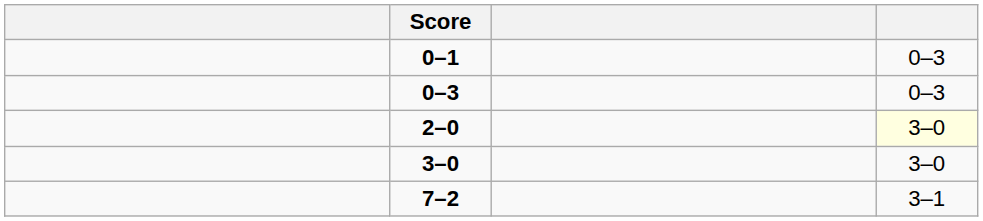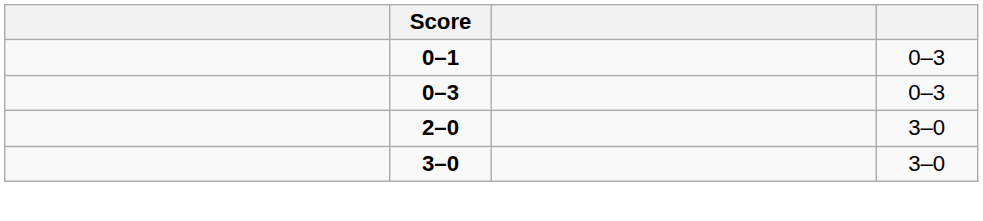(927, 127) lightyellow background -> (927, 127) no background
- row: (441, 198)
